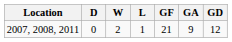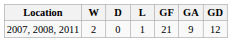columns swapped: (118, 12) <-> (94, 12)
